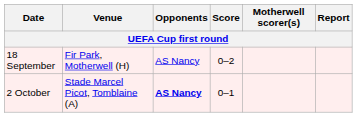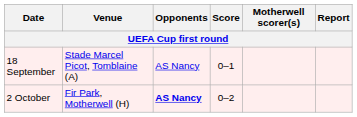(97, 60) Fir Park, Motherwell (H) -> (101, 66) Stade Marcel Picot, Tomblaine (A)
(226, 60) 0–2 -> (226, 66) 0–1
(101, 93) Stade Marcel Picot, Tomblaine (A) -> (97, 98) Fir Park, Motherwell (H)
(226, 93) 0–1 -> (226, 98) 0–2
